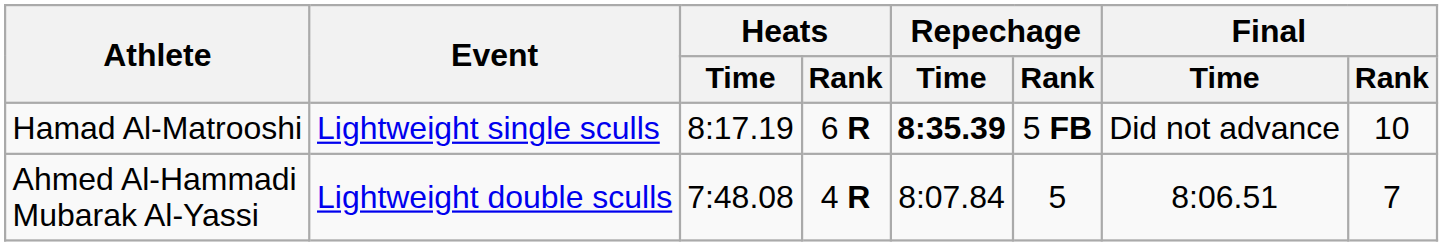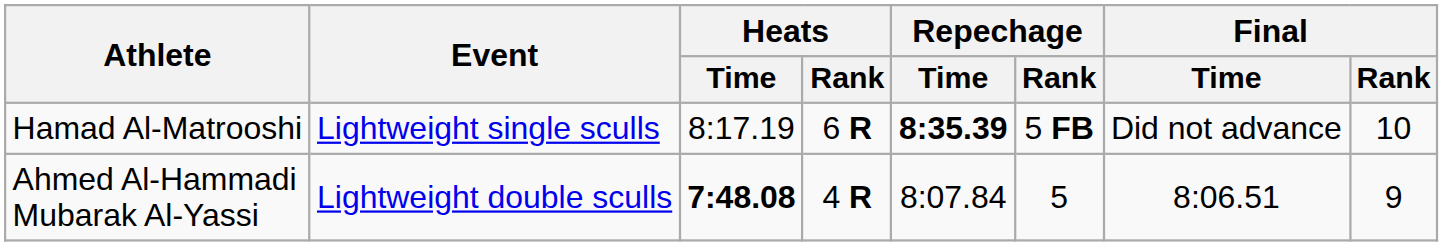(741, 197) normal -> (741, 197) bold
(1392, 197) 7 -> (1394, 197) 9
